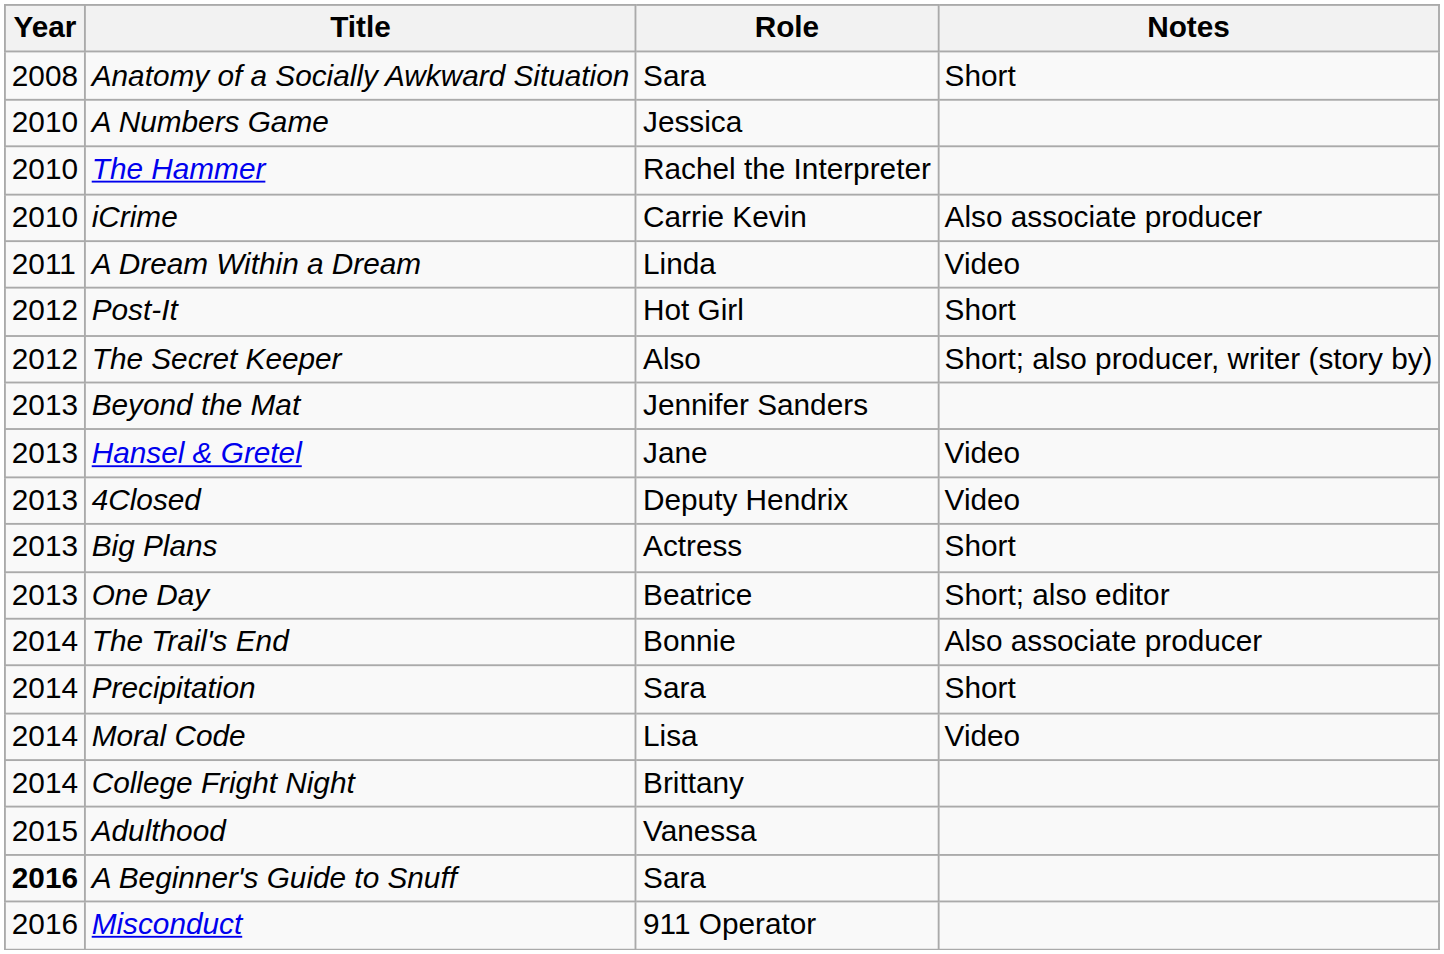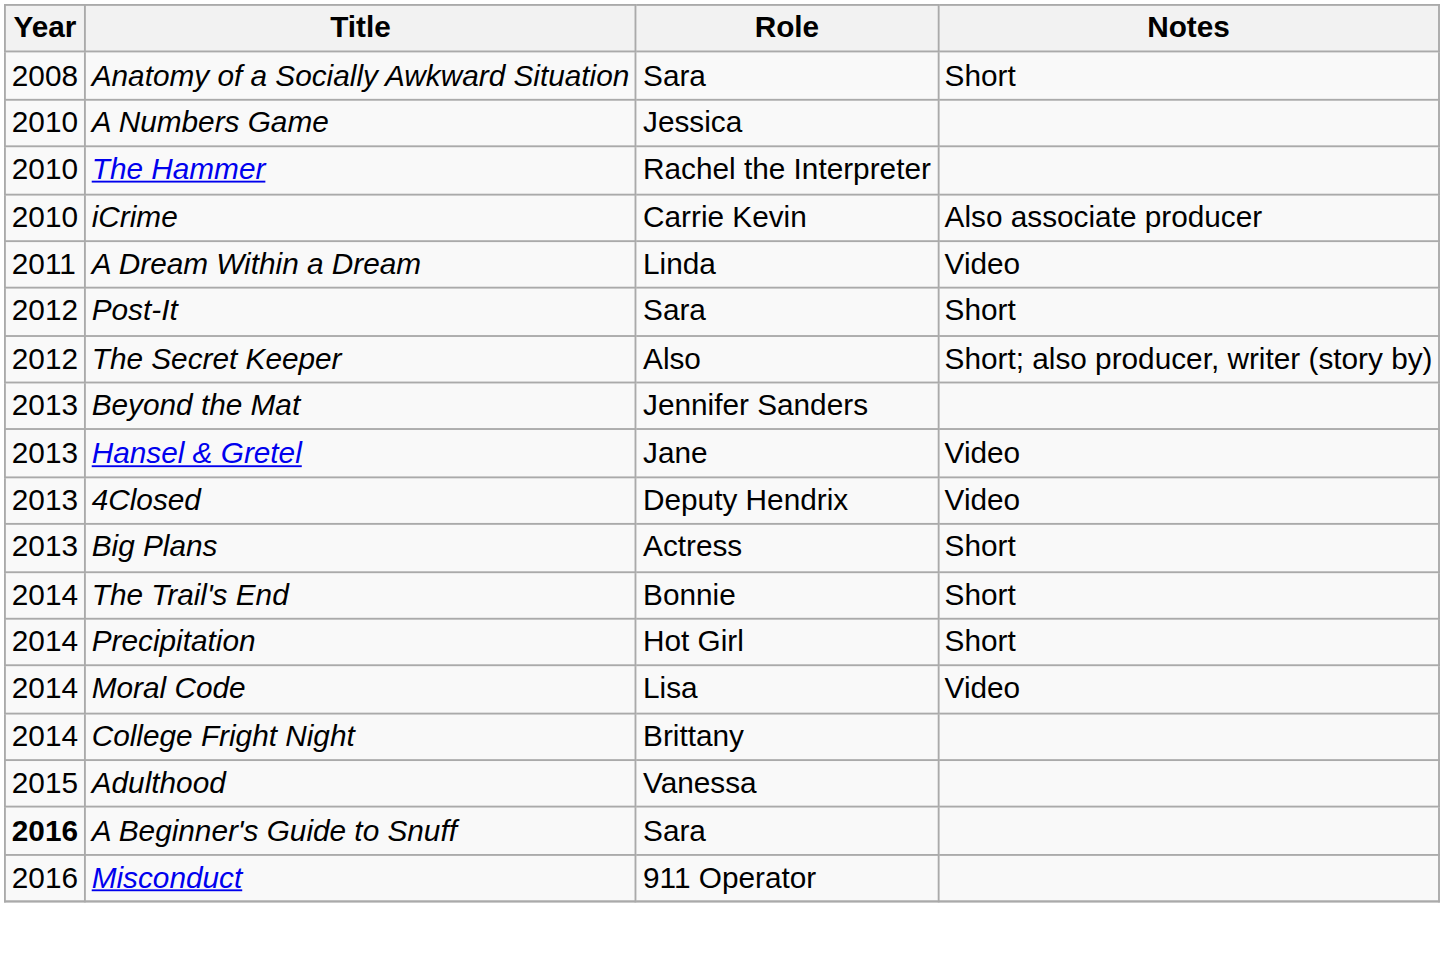(693, 311) Hot Girl -> (674, 311) Sara
- row: (150, 594)
(1103, 641) Also associate producer -> (980, 594) Short
(674, 688) Sara -> (693, 641) Hot Girl
